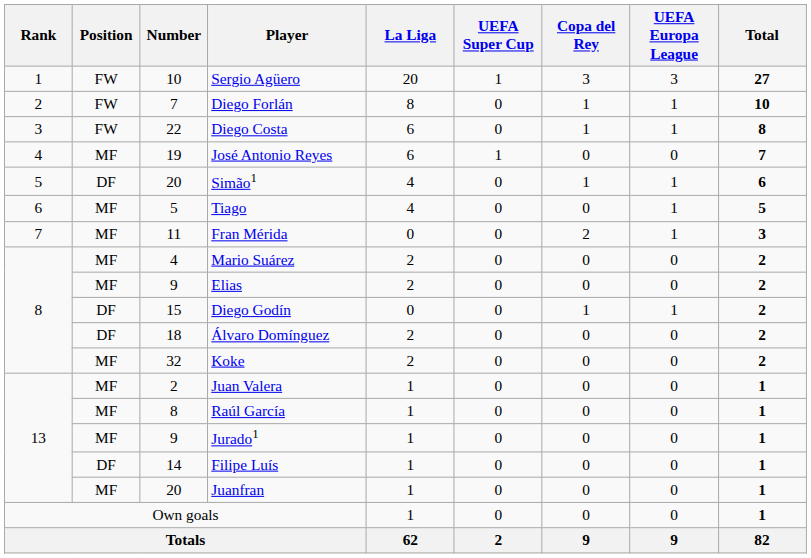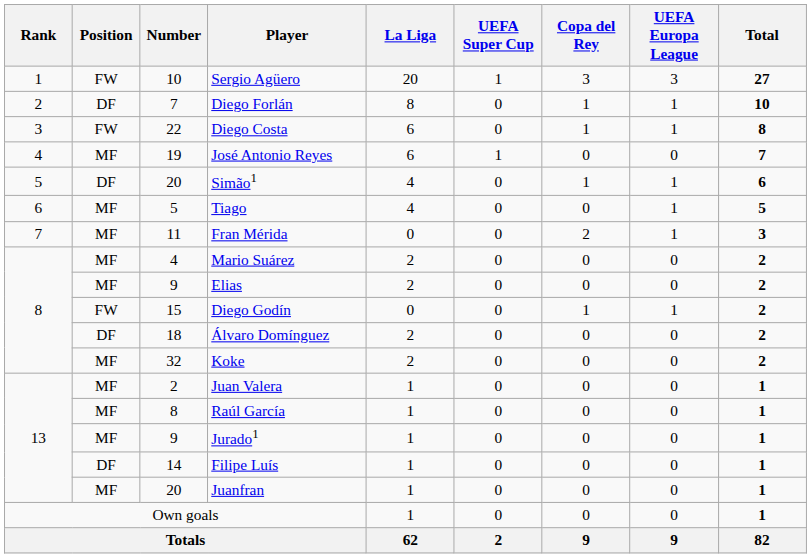(106, 104) FW -> (106, 104) DF
(106, 309) DF -> (106, 309) FW
